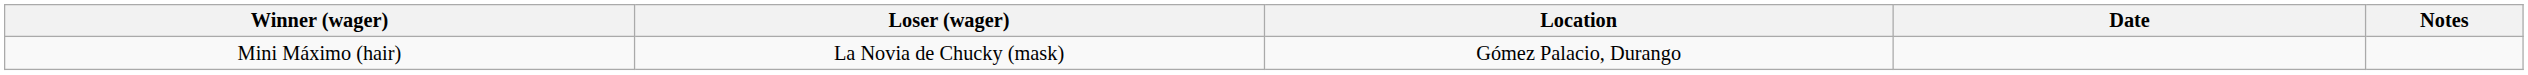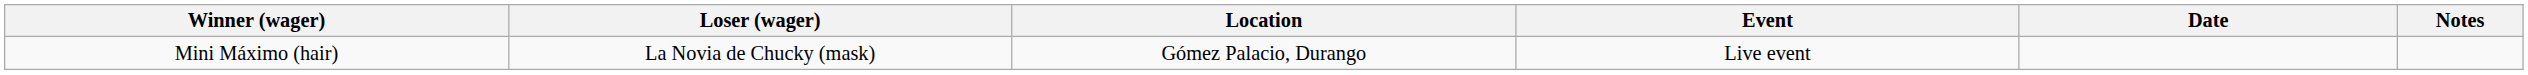+ column: (1767, 20)
